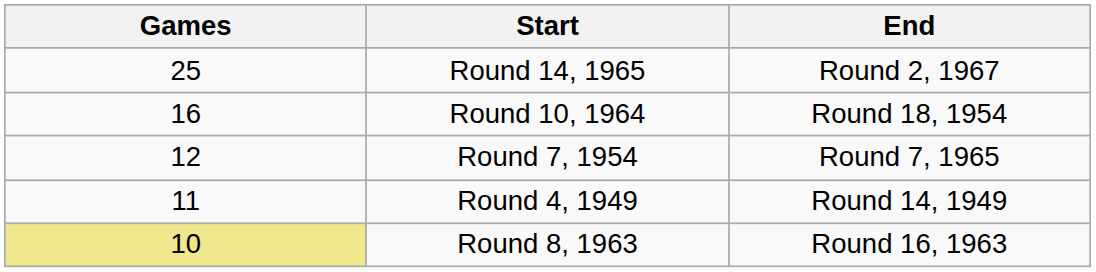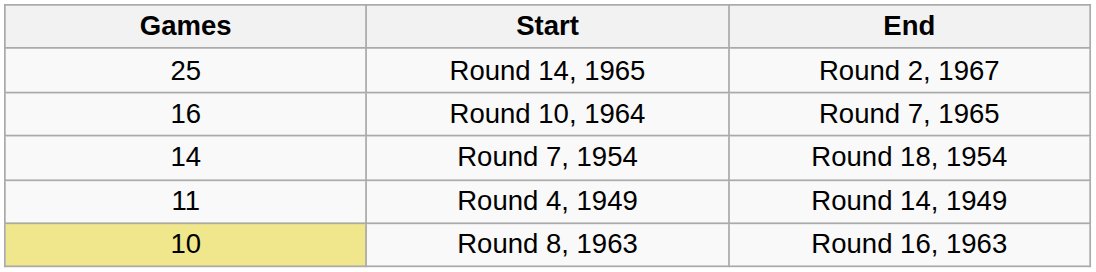(909, 113) Round 18, 1954 -> (909, 113) Round 7, 1965
(186, 157) 12 -> (186, 157) 14
(909, 157) Round 7, 1965 -> (909, 157) Round 18, 1954
